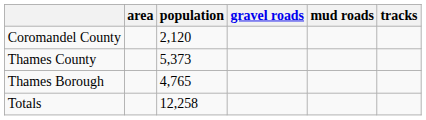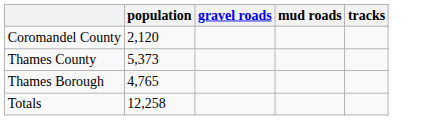- column: (140, 15)
